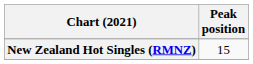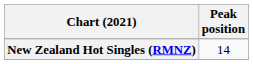(223, 49) 15 -> (223, 49) 14
